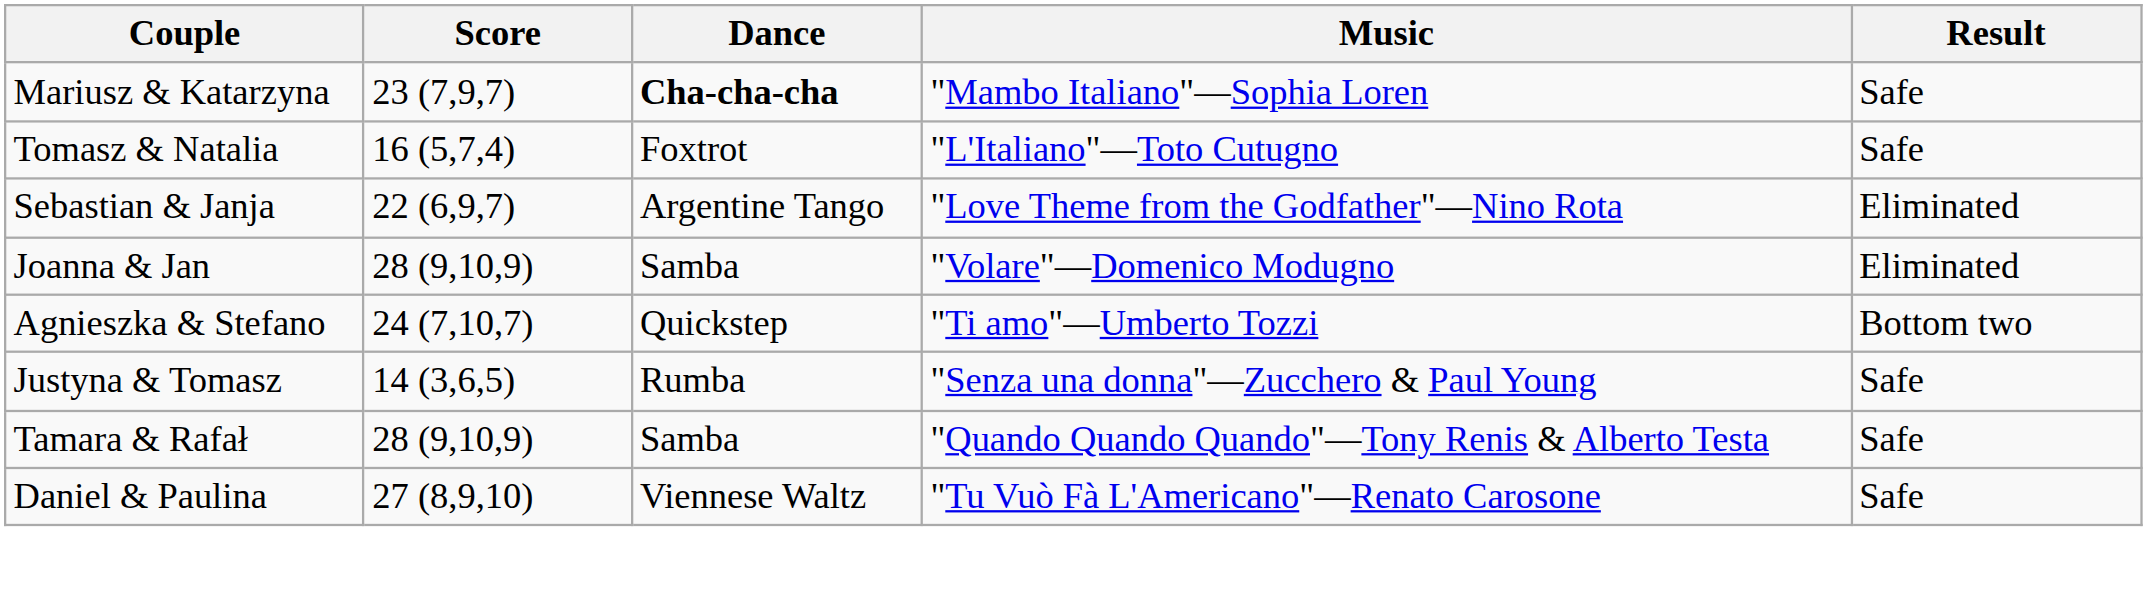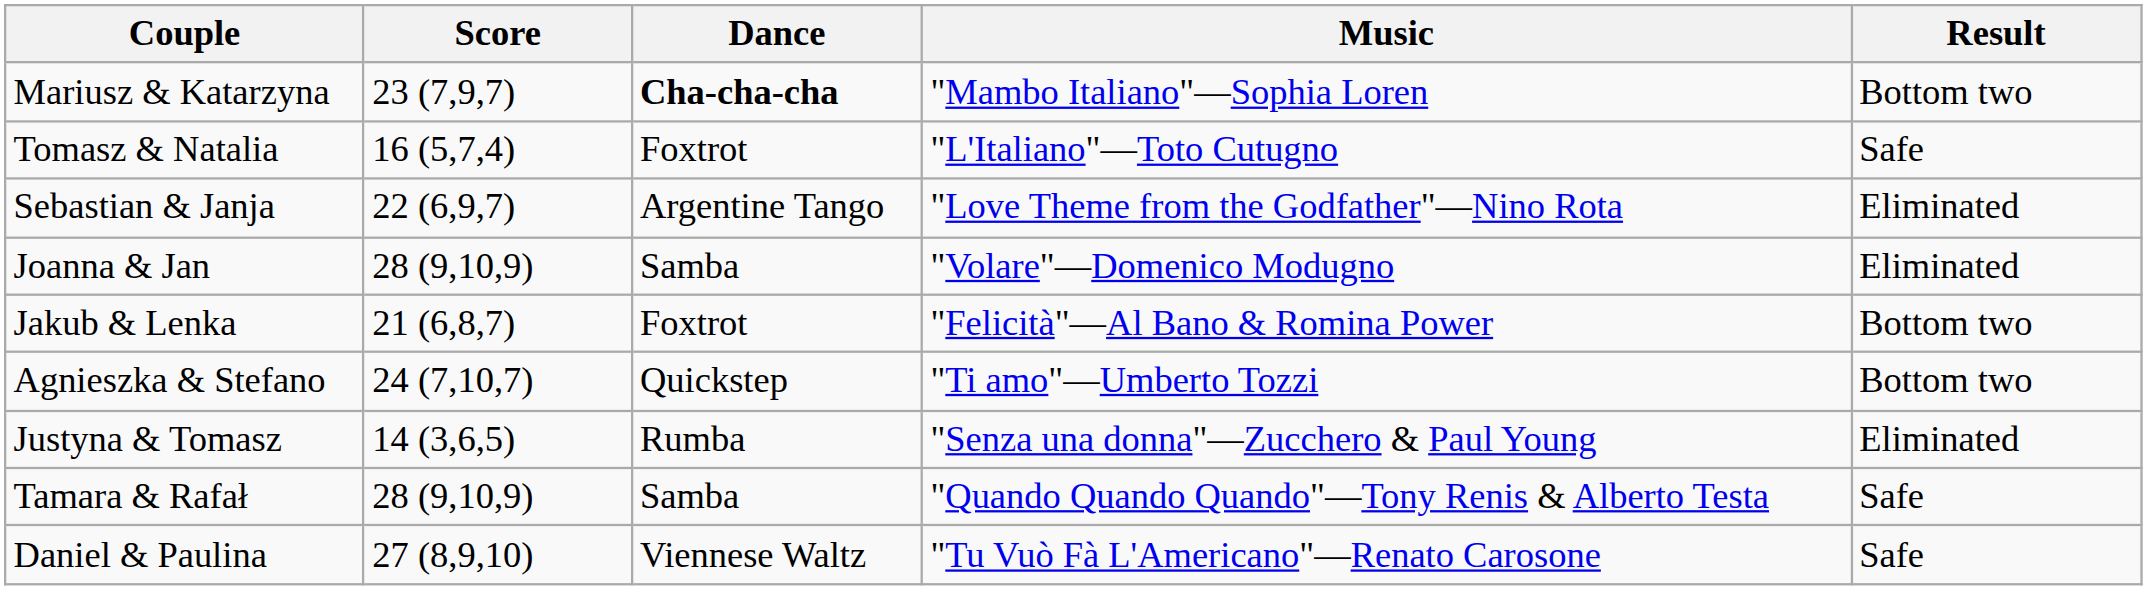(1892, 91) Safe -> (1946, 91) Bottom two
+ row: (125, 322)
(1892, 380) Safe -> (1939, 438) Eliminated
